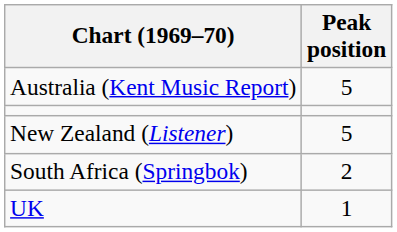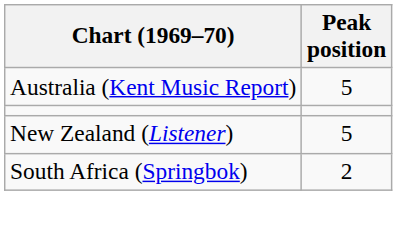- row: (27, 208)
